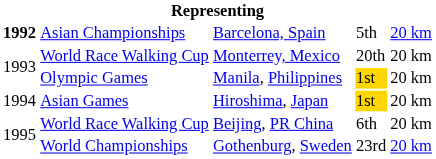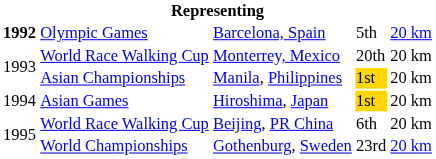(113, 33) Asian Championships -> (94, 33) Olympic Games
(94, 78) Olympic Games -> (113, 78) Asian Championships
